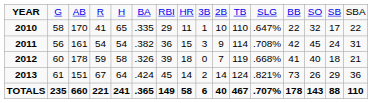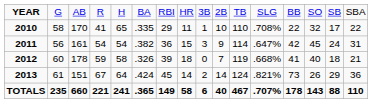(267, 28) .647% -> (267, 28) .708%
(267, 43) .708% -> (267, 43) .647%
